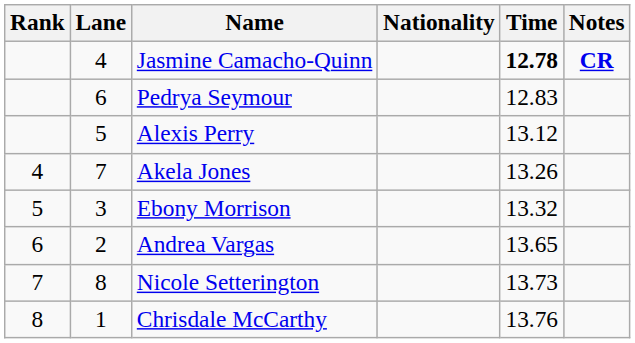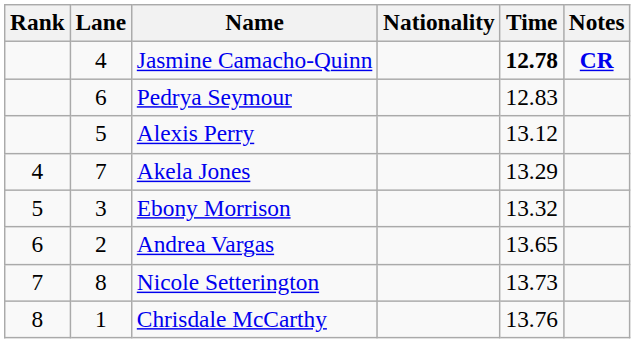(532, 171) 13.26 -> (532, 171) 13.29
